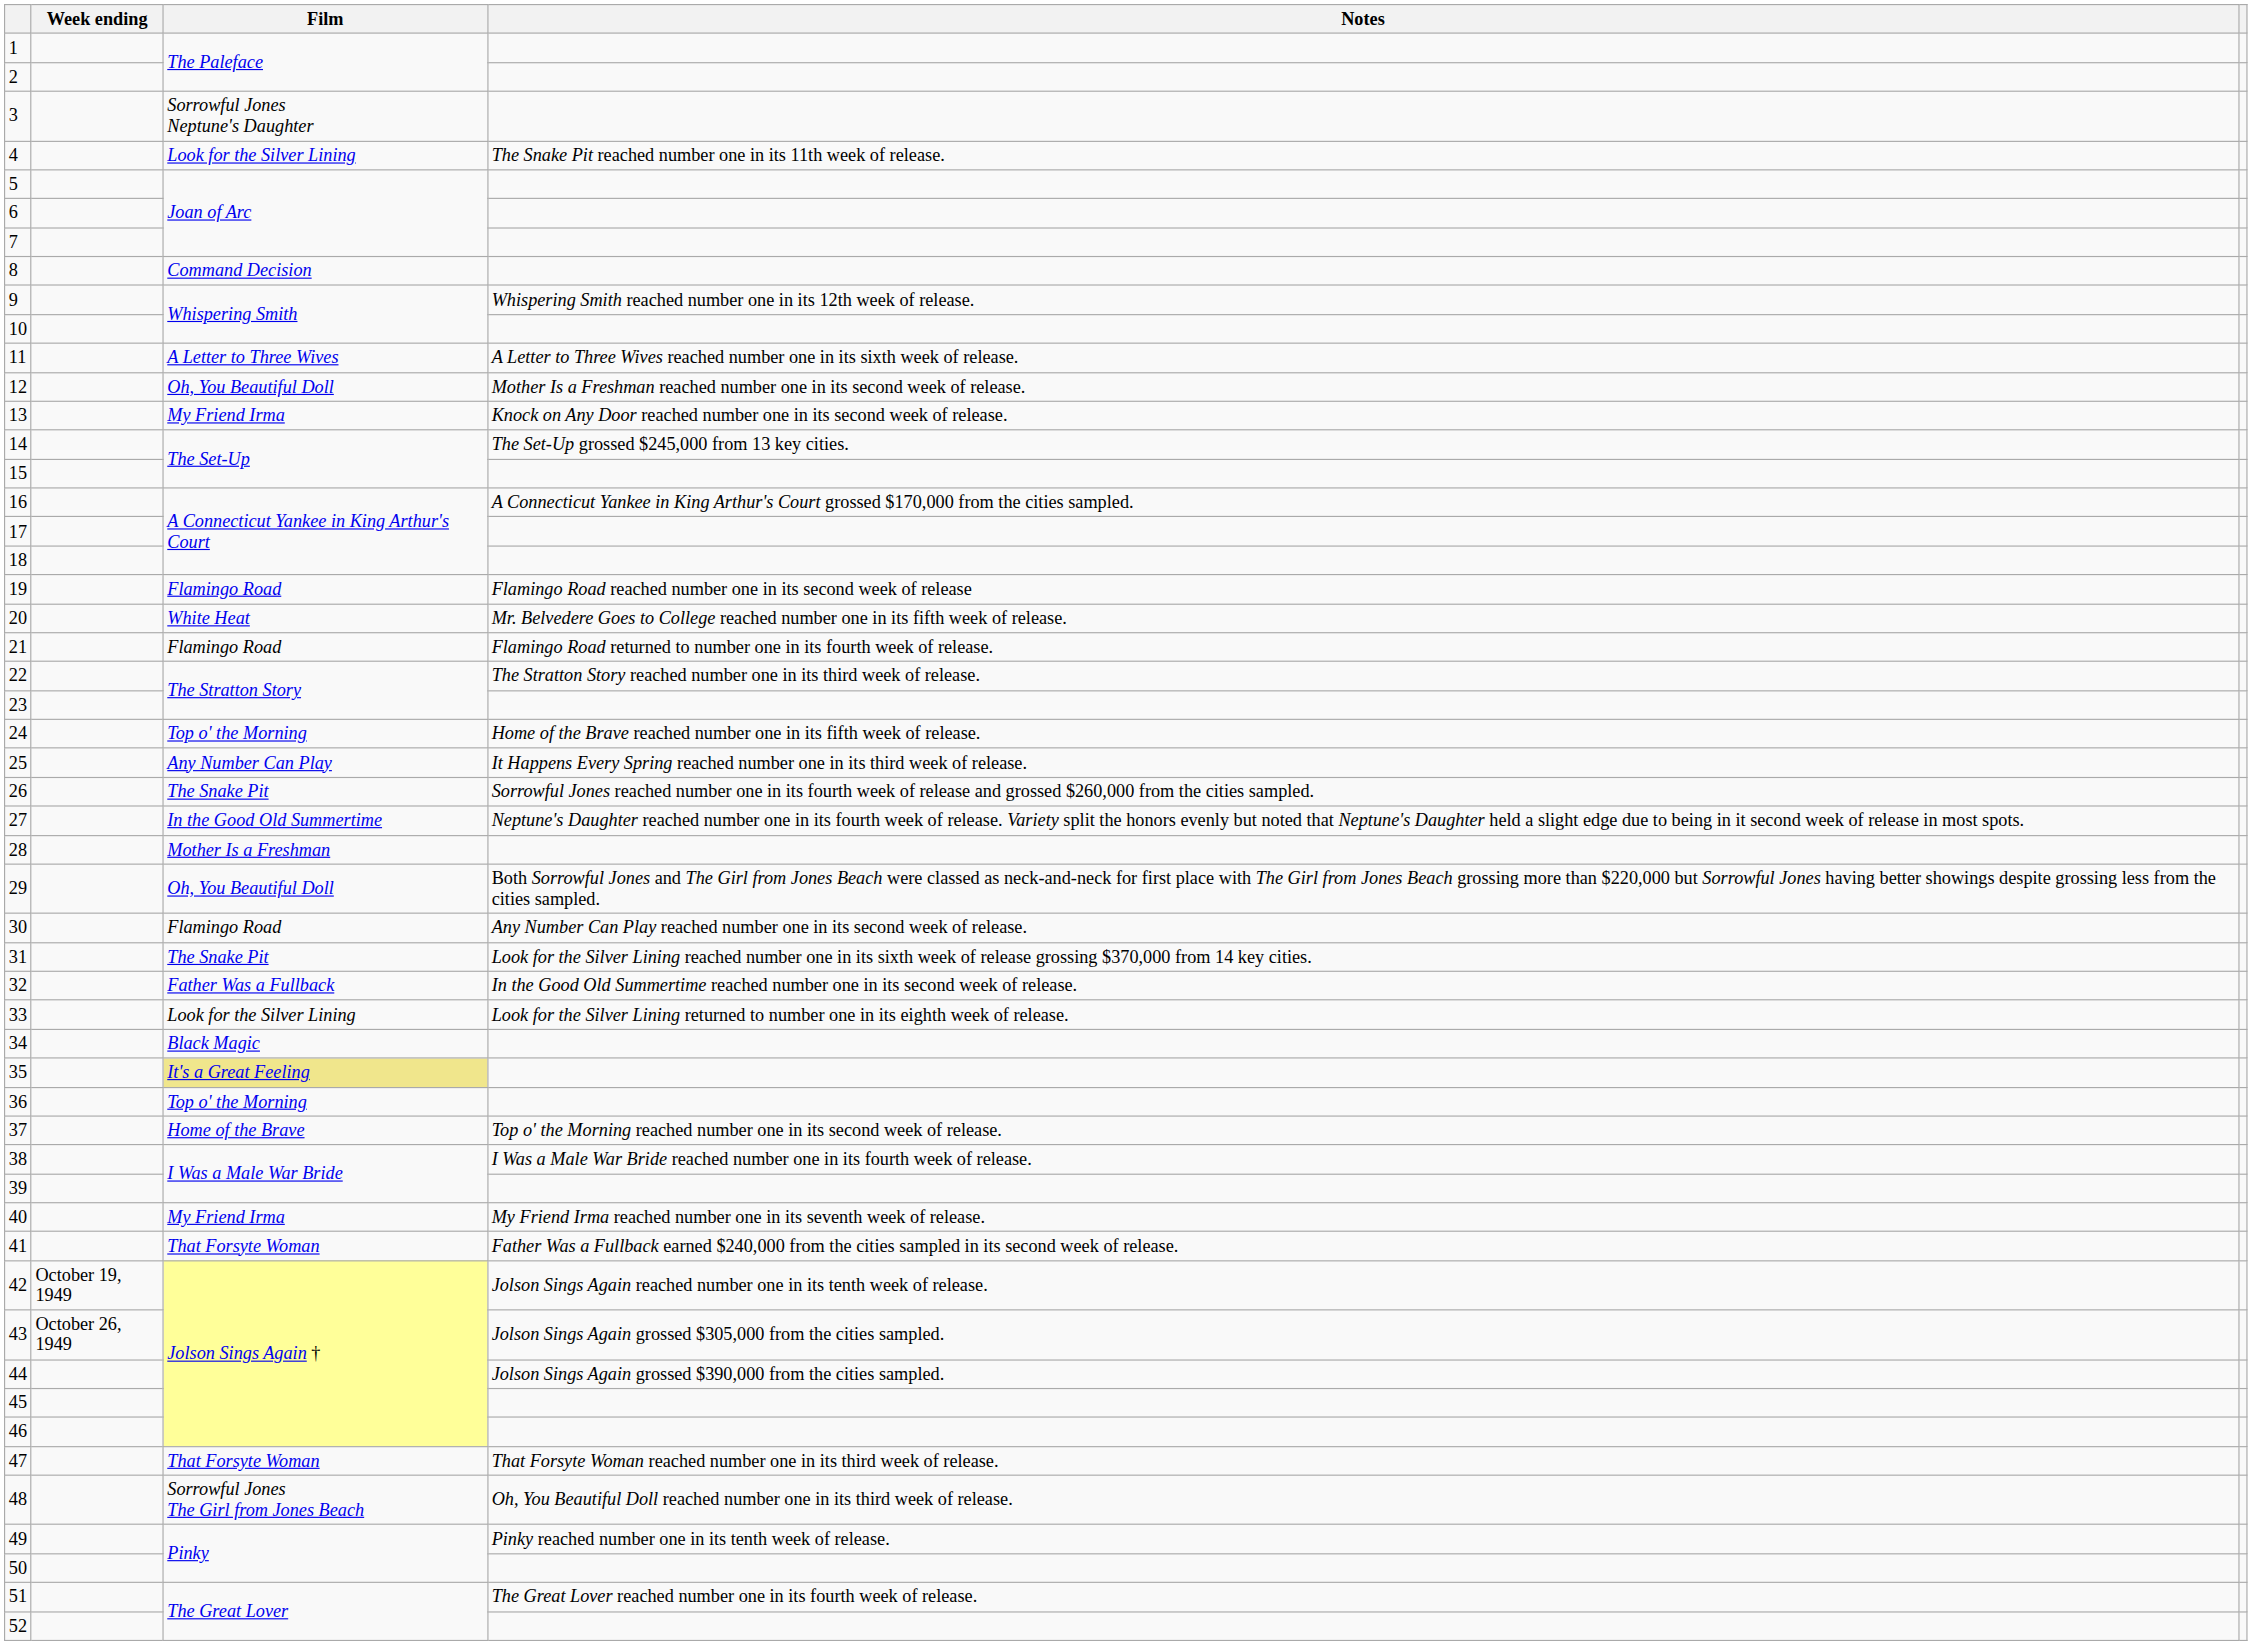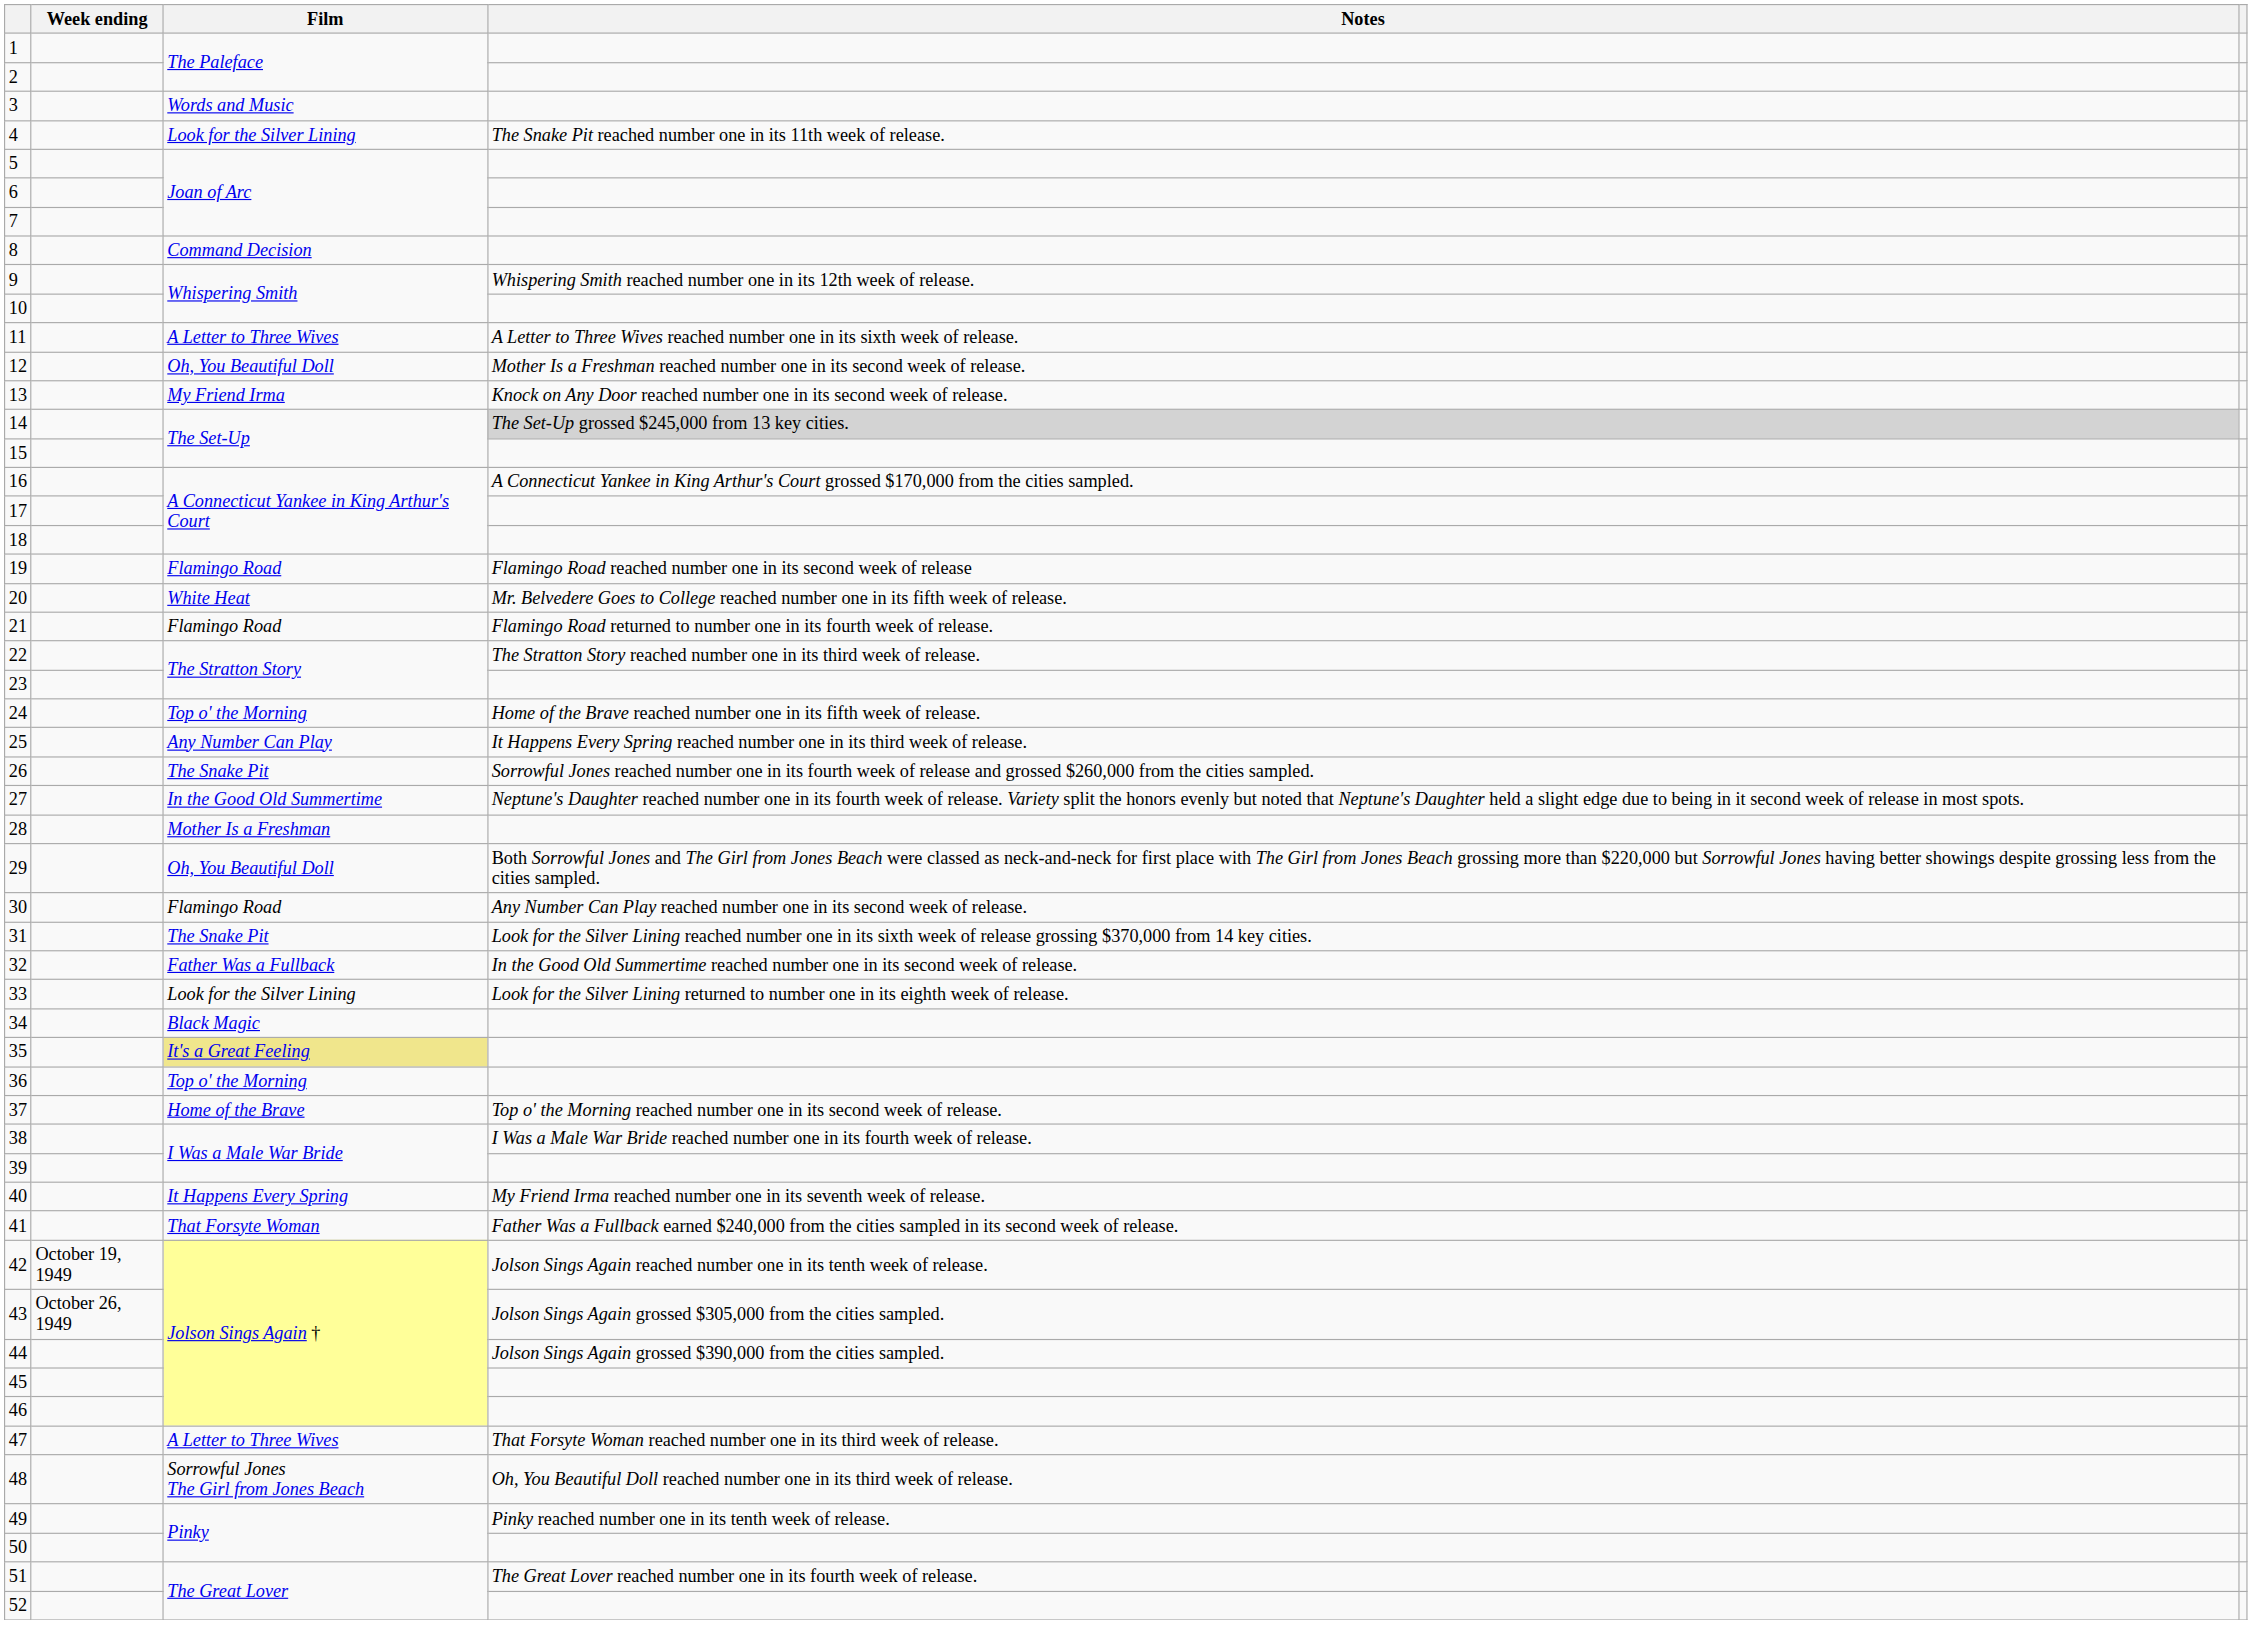(240, 116) Sorrowful Jones Neptune's Daughter -> (230, 105) Words and Music
(670, 444) no background -> (670, 423) lightgrey background
(226, 1217) My Friend Irma -> (258, 1196) It Happens Every Spring
(243, 1460) That Forsyte Woman -> (253, 1440) A Letter to Three Wives
